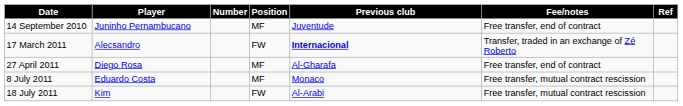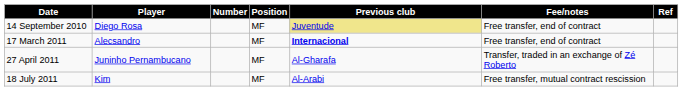(143, 25) Juninho Pernambucano -> (118, 25) Diego Rosa
(313, 25) no background -> (313, 25) khaki background
(259, 45) FW -> (258, 40) MF
(559, 45) Transfer, traded in an exchange of Zé Roberto -> (542, 40) Free transfer, end of contract
(118, 64) Diego Rosa -> (143, 59) Juninho Pernambucano
(542, 64) Free transfer, end of contract -> (559, 59) Transfer, traded in an exchange of Zé Roberto
- row: (29, 79)
(259, 93) FW -> (258, 79) MF
